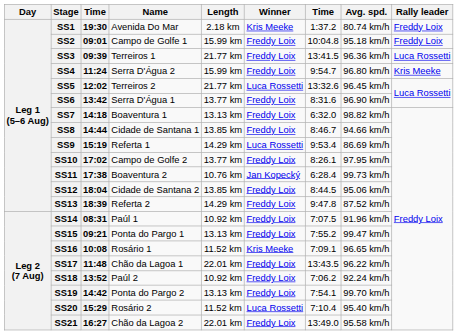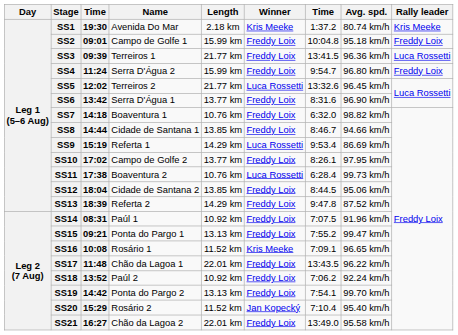(418, 27) Freddy Loix -> (417, 27) Kris Meeke
(417, 71) Kris Meeke -> (418, 71) Freddy Loix
(223, 116) 13.13 km -> (223, 116) 10.76 km
(273, 175) Jan Kopecký -> (275, 175) Luca Rossetti
(275, 308) Luca Rossetti -> (273, 308) Jan Kopecký
